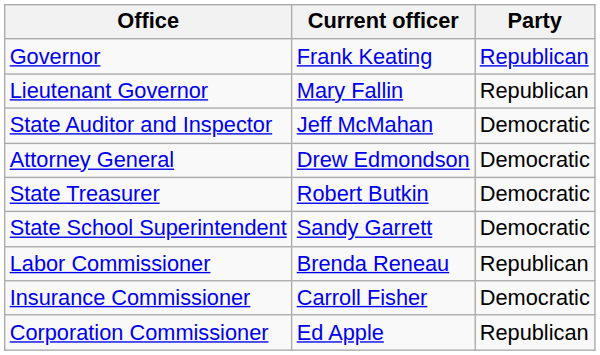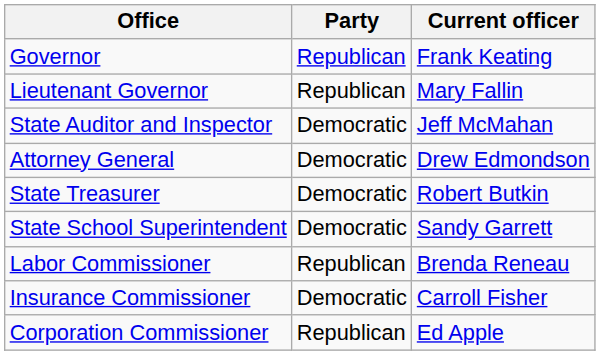columns swapped: (383, 21) <-> (535, 21)
